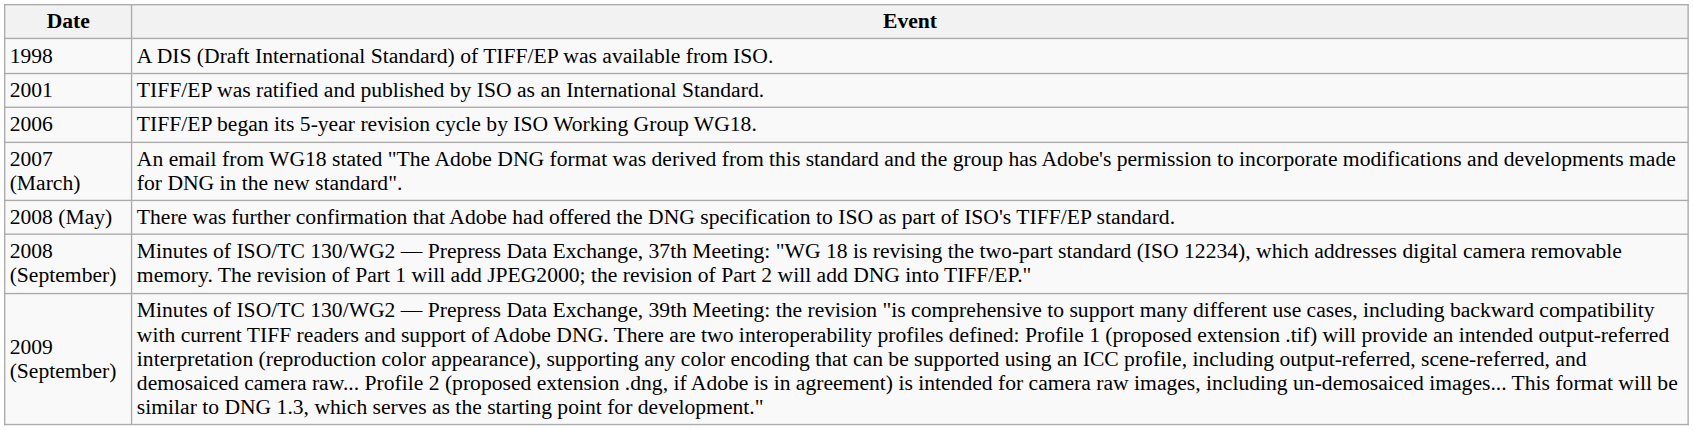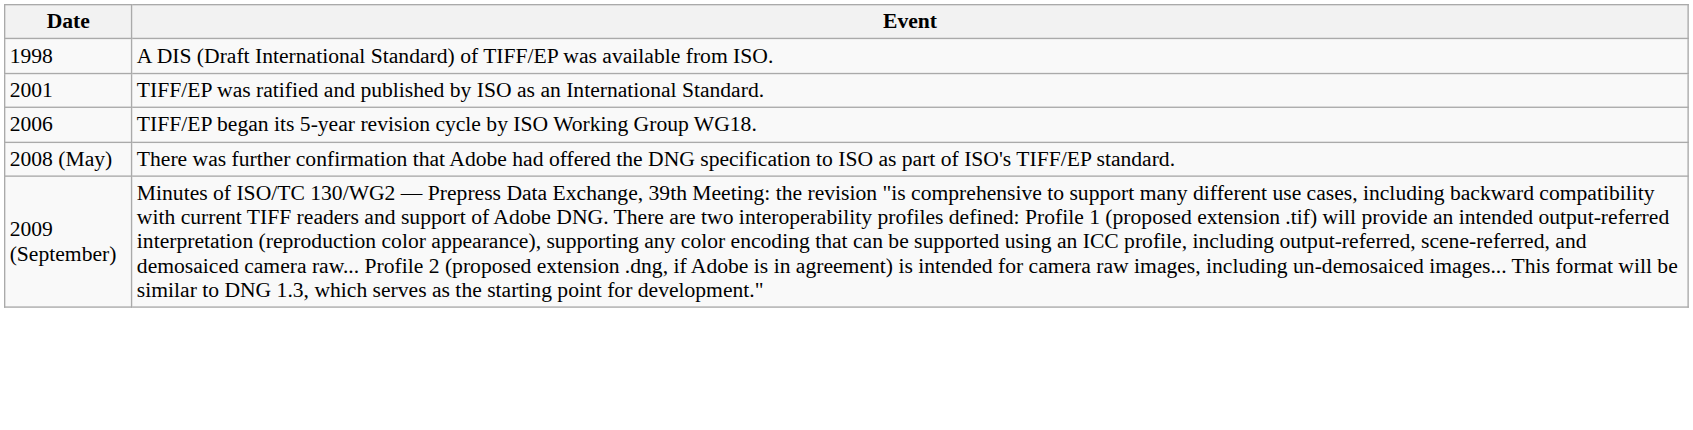- row: (45, 170)
- row: (63, 263)
